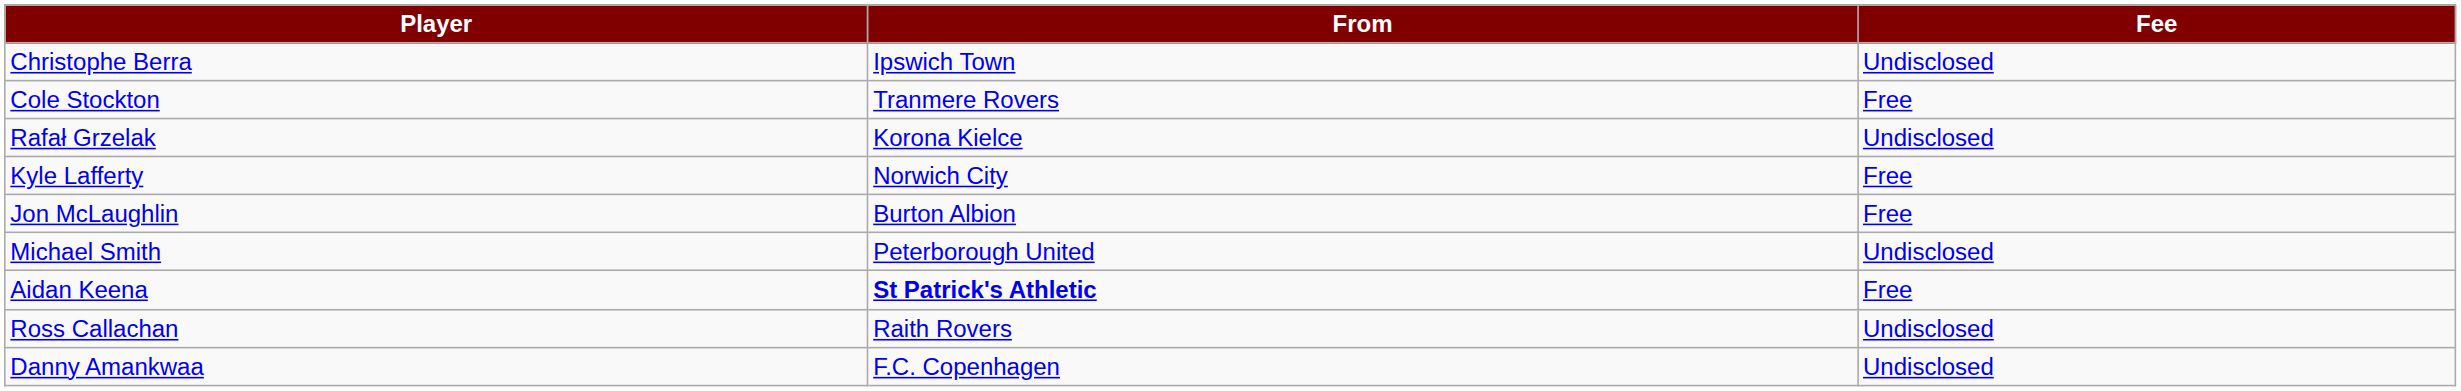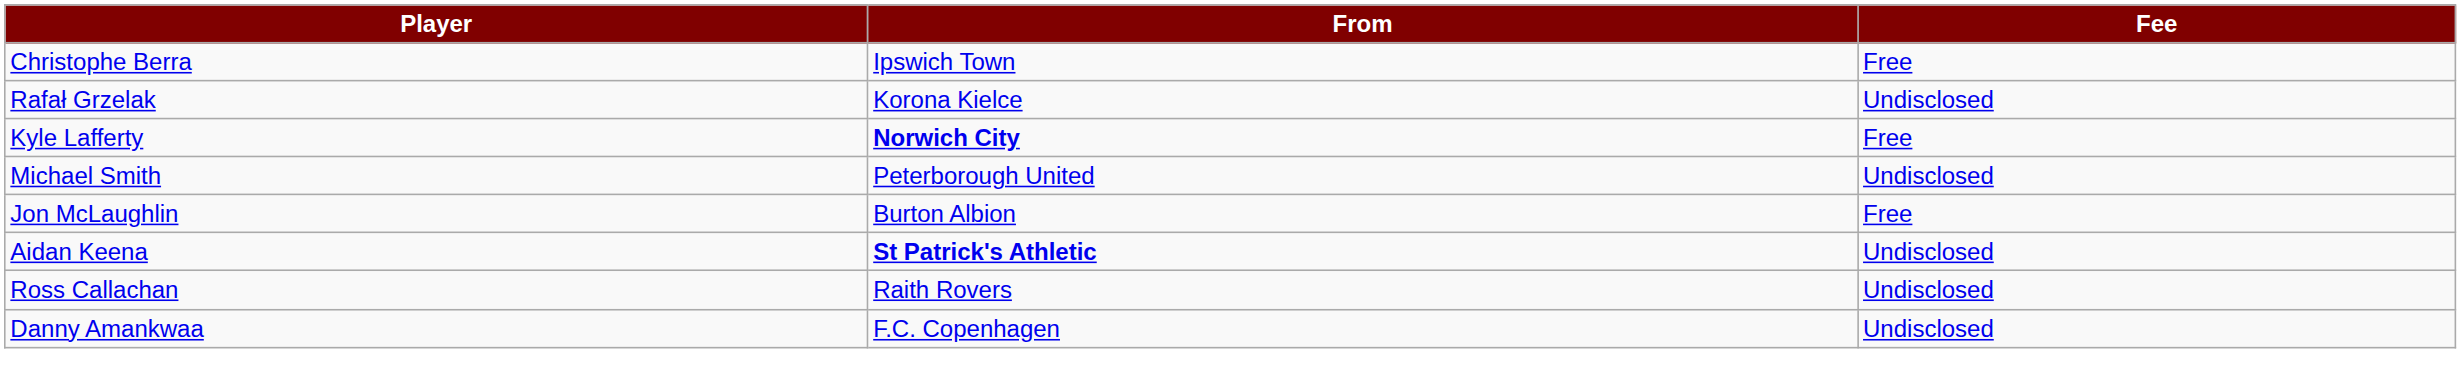(1928, 62) Undisclosed -> (1888, 62) Free
- row: (85, 100)
(941, 176) normal -> (947, 138) bold
rows swapped: (86, 252) <-> (94, 214)
(1888, 290) Free -> (1928, 252) Undisclosed
